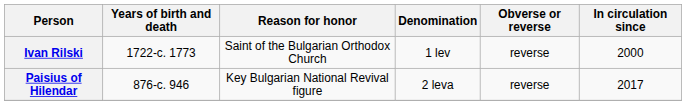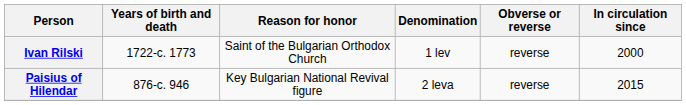(630, 85) 2017 -> (630, 85) 2015
